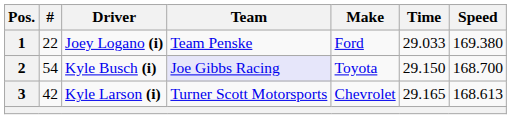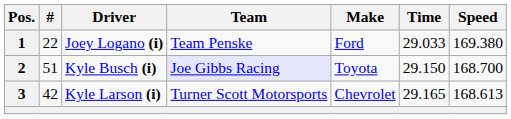(50, 68) 54 -> (50, 68) 51
